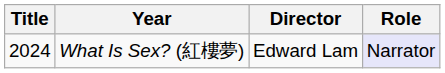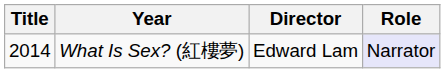(30, 50) 2024 -> (30, 50) 2014
